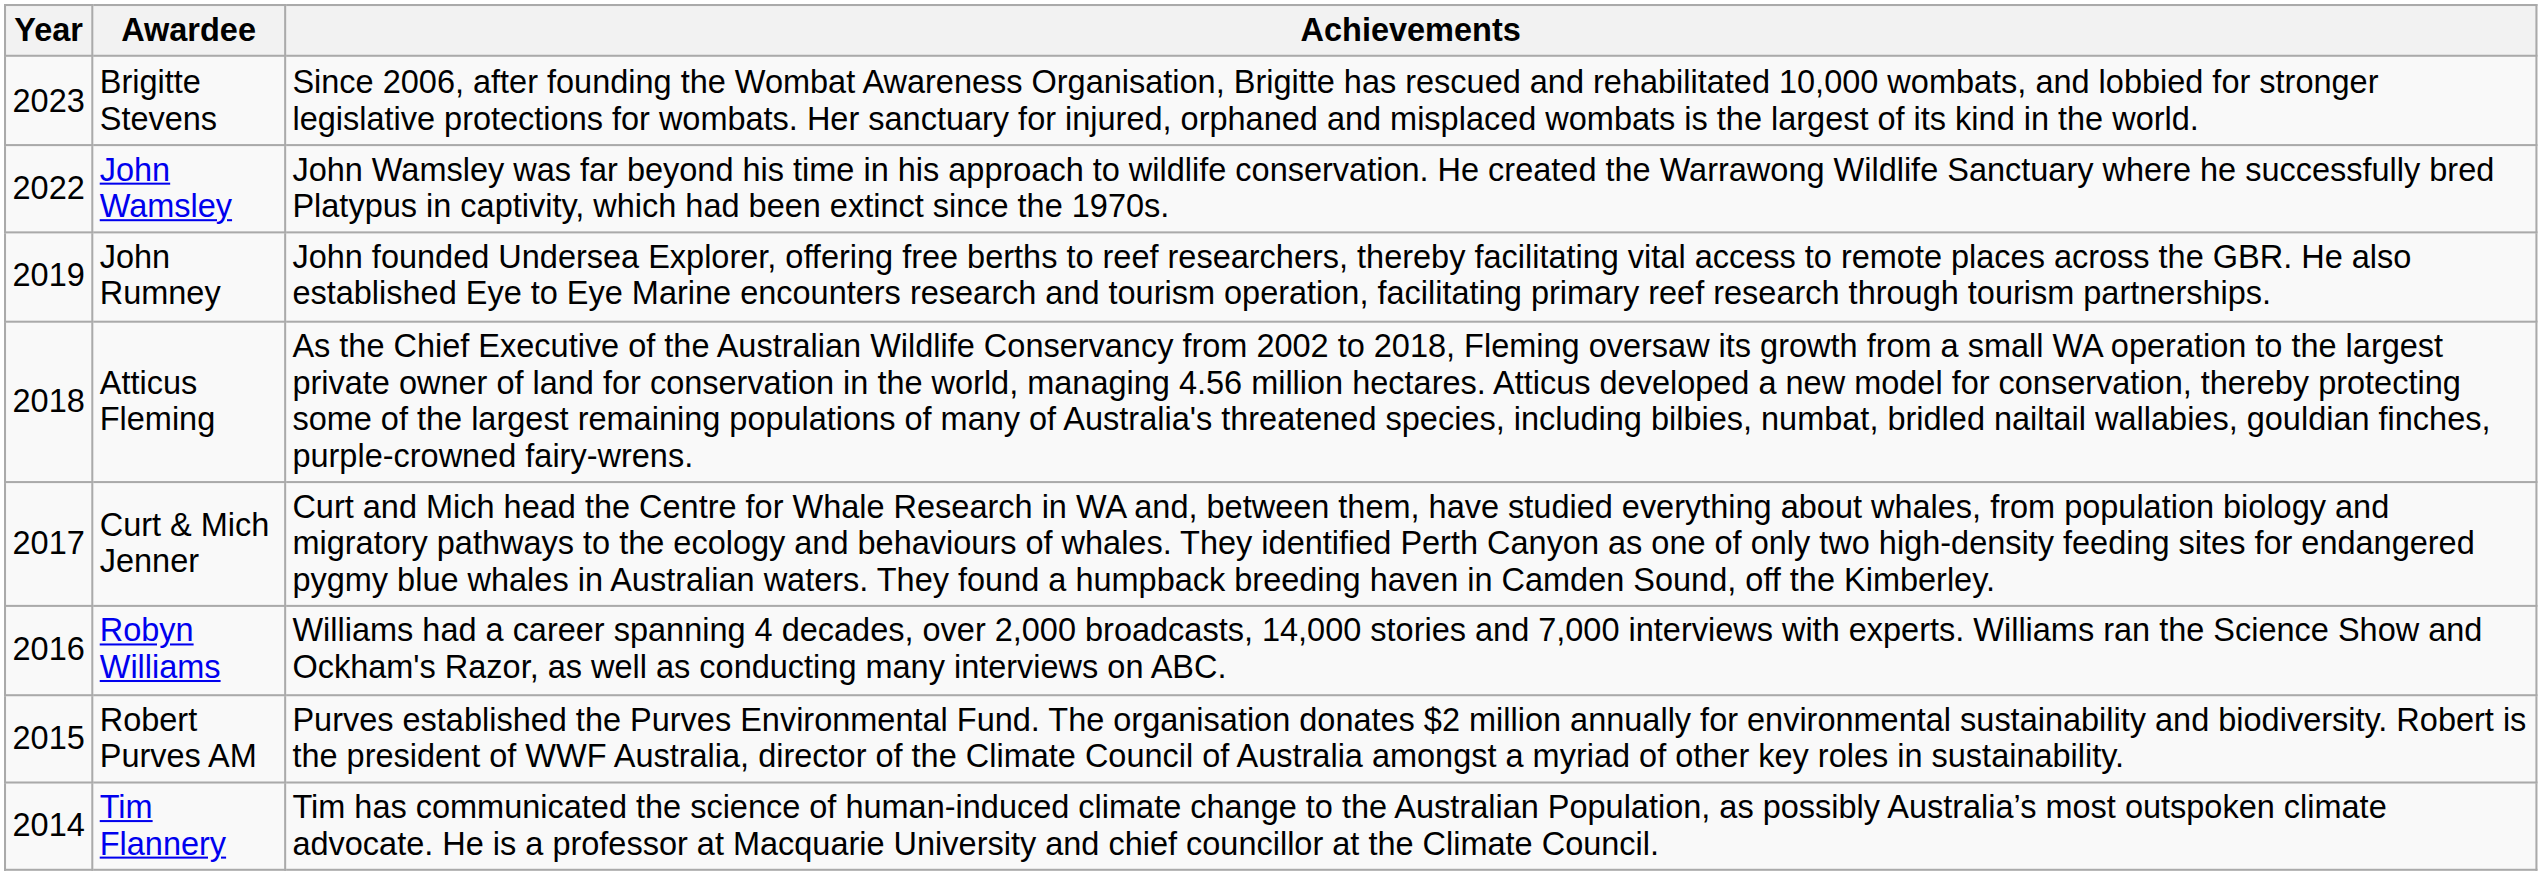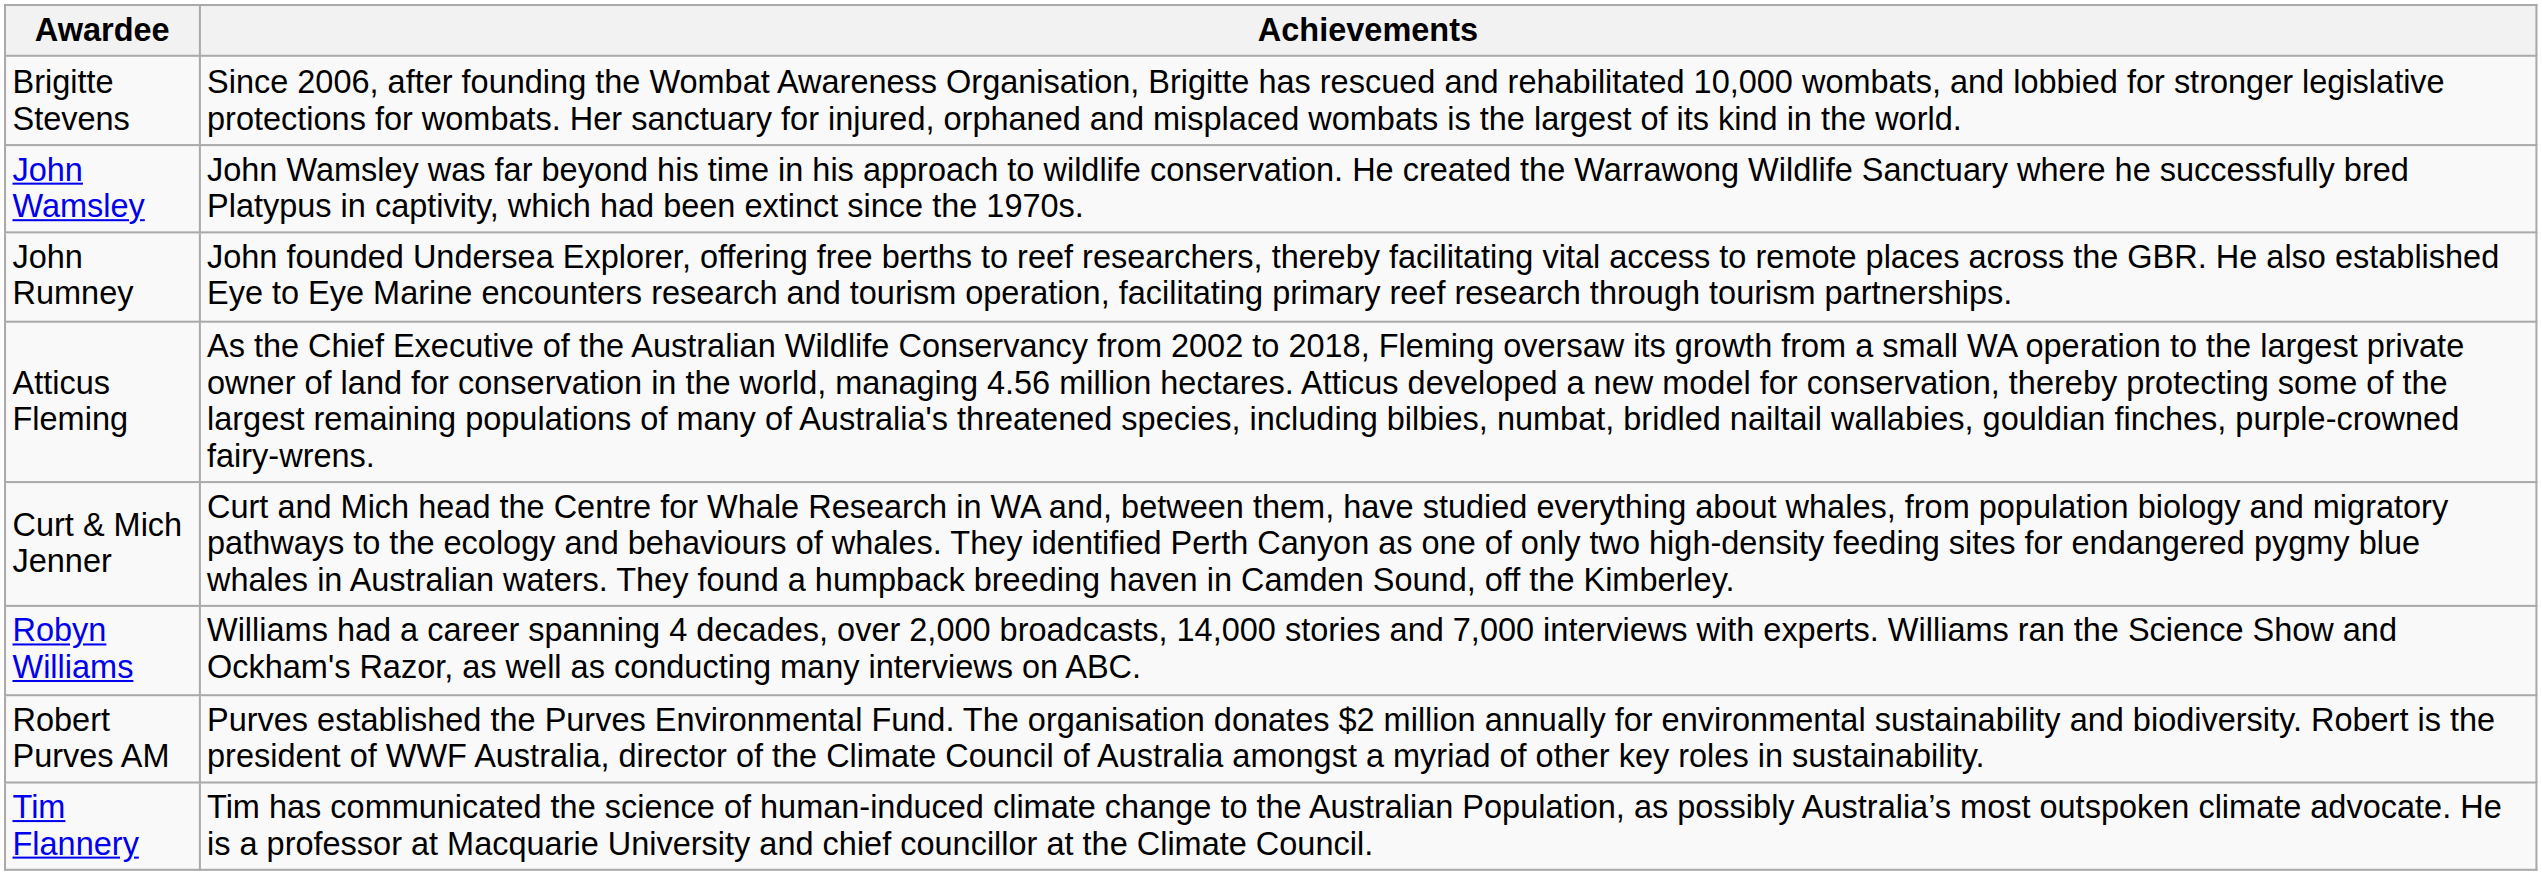- column: (49, 30)
